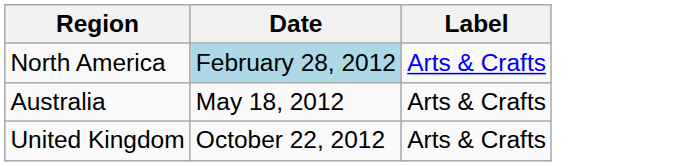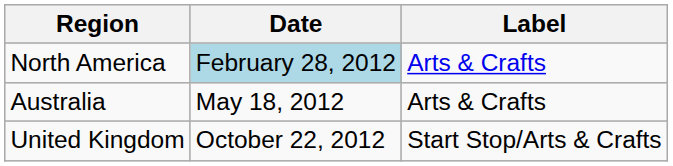(477, 140) Arts & Crafts -> (534, 140) Start Stop/Arts & Crafts
